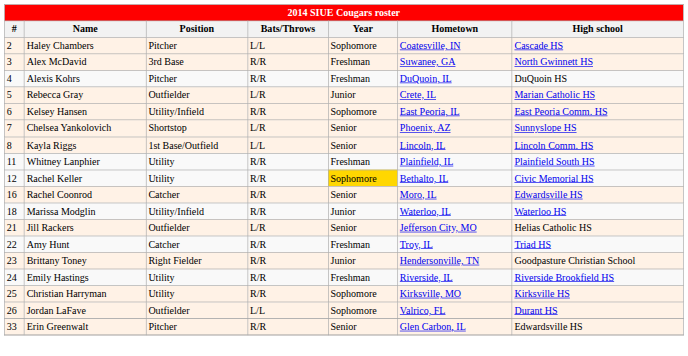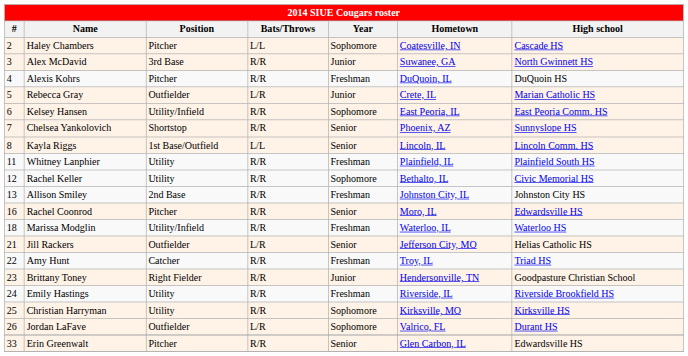(350, 62) Freshman -> (343, 62) Junior
(258, 128) L/R -> (258, 128) R/R
(354, 178) gold background -> (354, 178) no background
+ row: (57, 194)
(164, 194) Catcher -> (163, 211) Pitcher
(343, 211) Junior -> (350, 227) Freshman
(257, 310) L/L -> (258, 327) L/R
